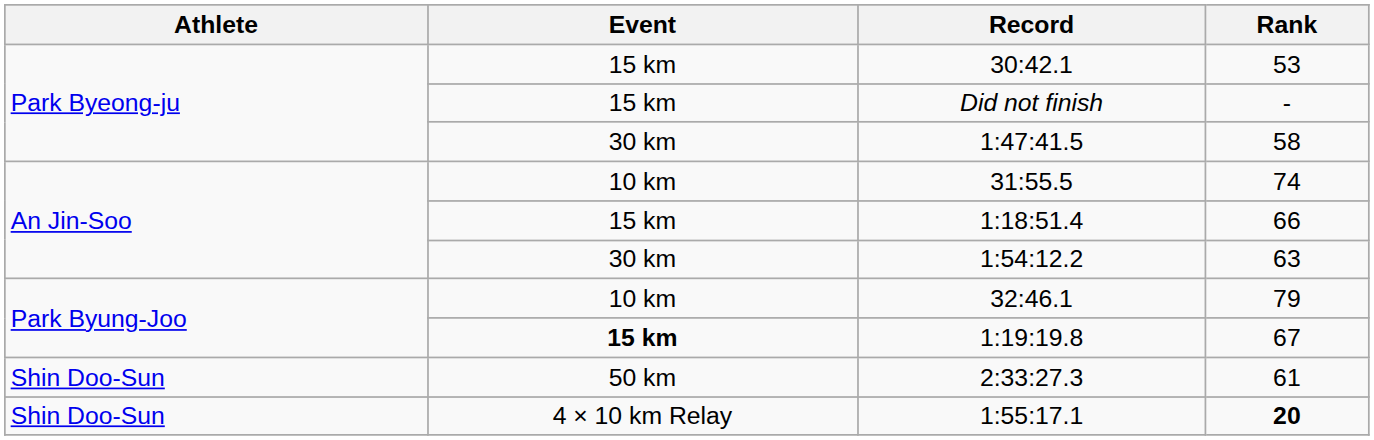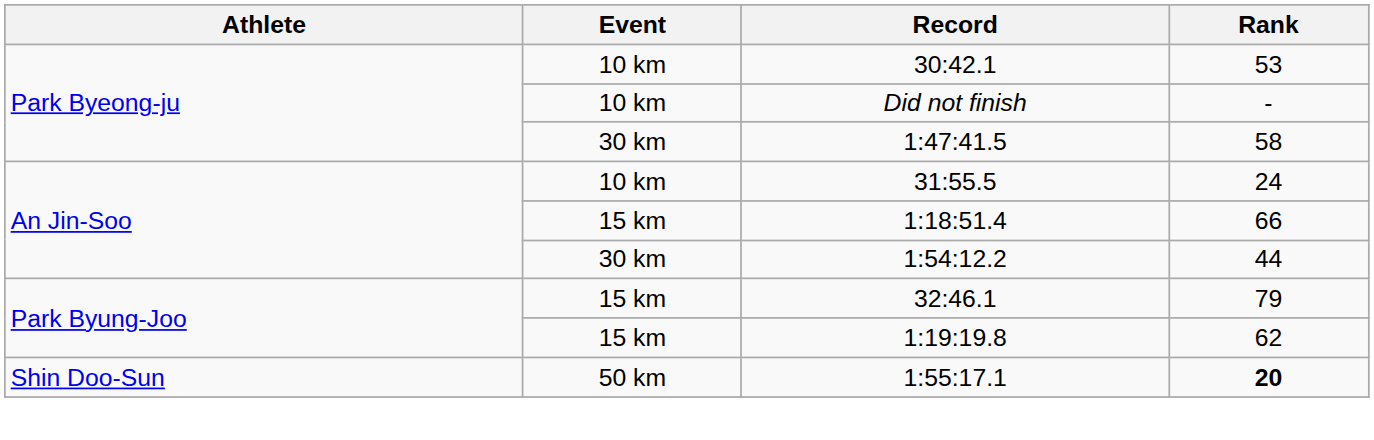(642, 64) 15 km -> (632, 64) 10 km
(642, 103) 15 km -> (632, 103) 10 km
(1287, 181) 74 -> (1268, 181) 24
(1287, 260) 63 -> (1268, 260) 44
(642, 299) 10 km -> (632, 299) 15 km
(642, 338) bold -> (632, 338) normal
(1287, 338) 67 -> (1268, 338) 62
- row: (1032, 377)
(642, 416) 4 × 10 km Relay -> (632, 377) 50 km
